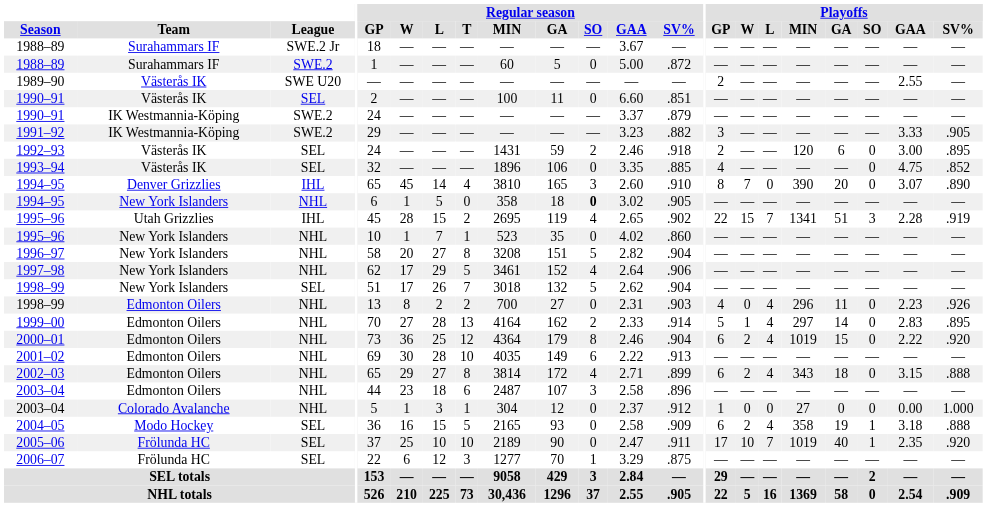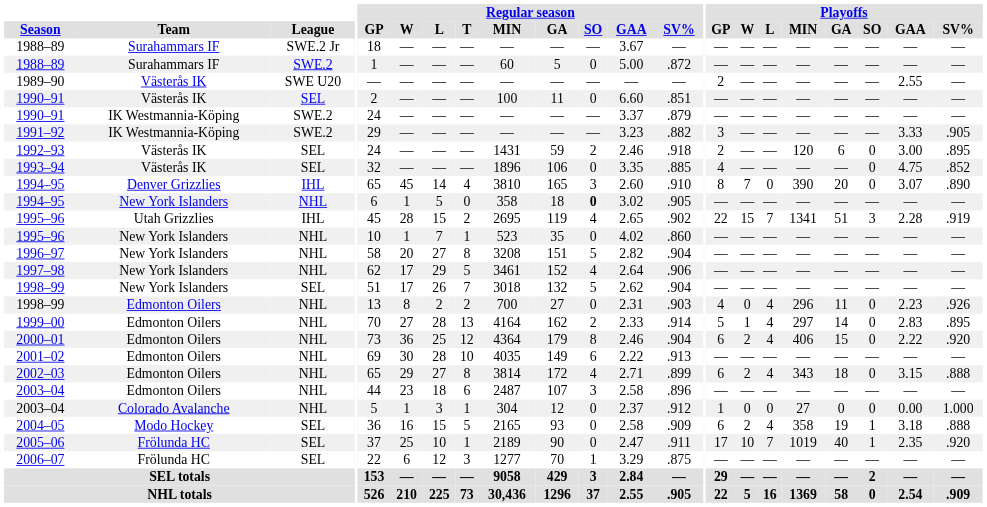(803, 339) 1019 -> (803, 339) 406
(467, 442) 10 -> (467, 442) 1
